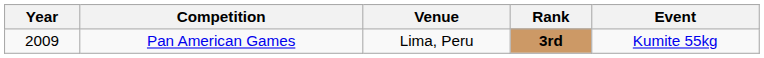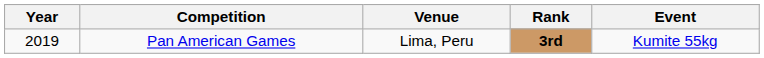(42, 41) 2009 -> (42, 41) 2019
